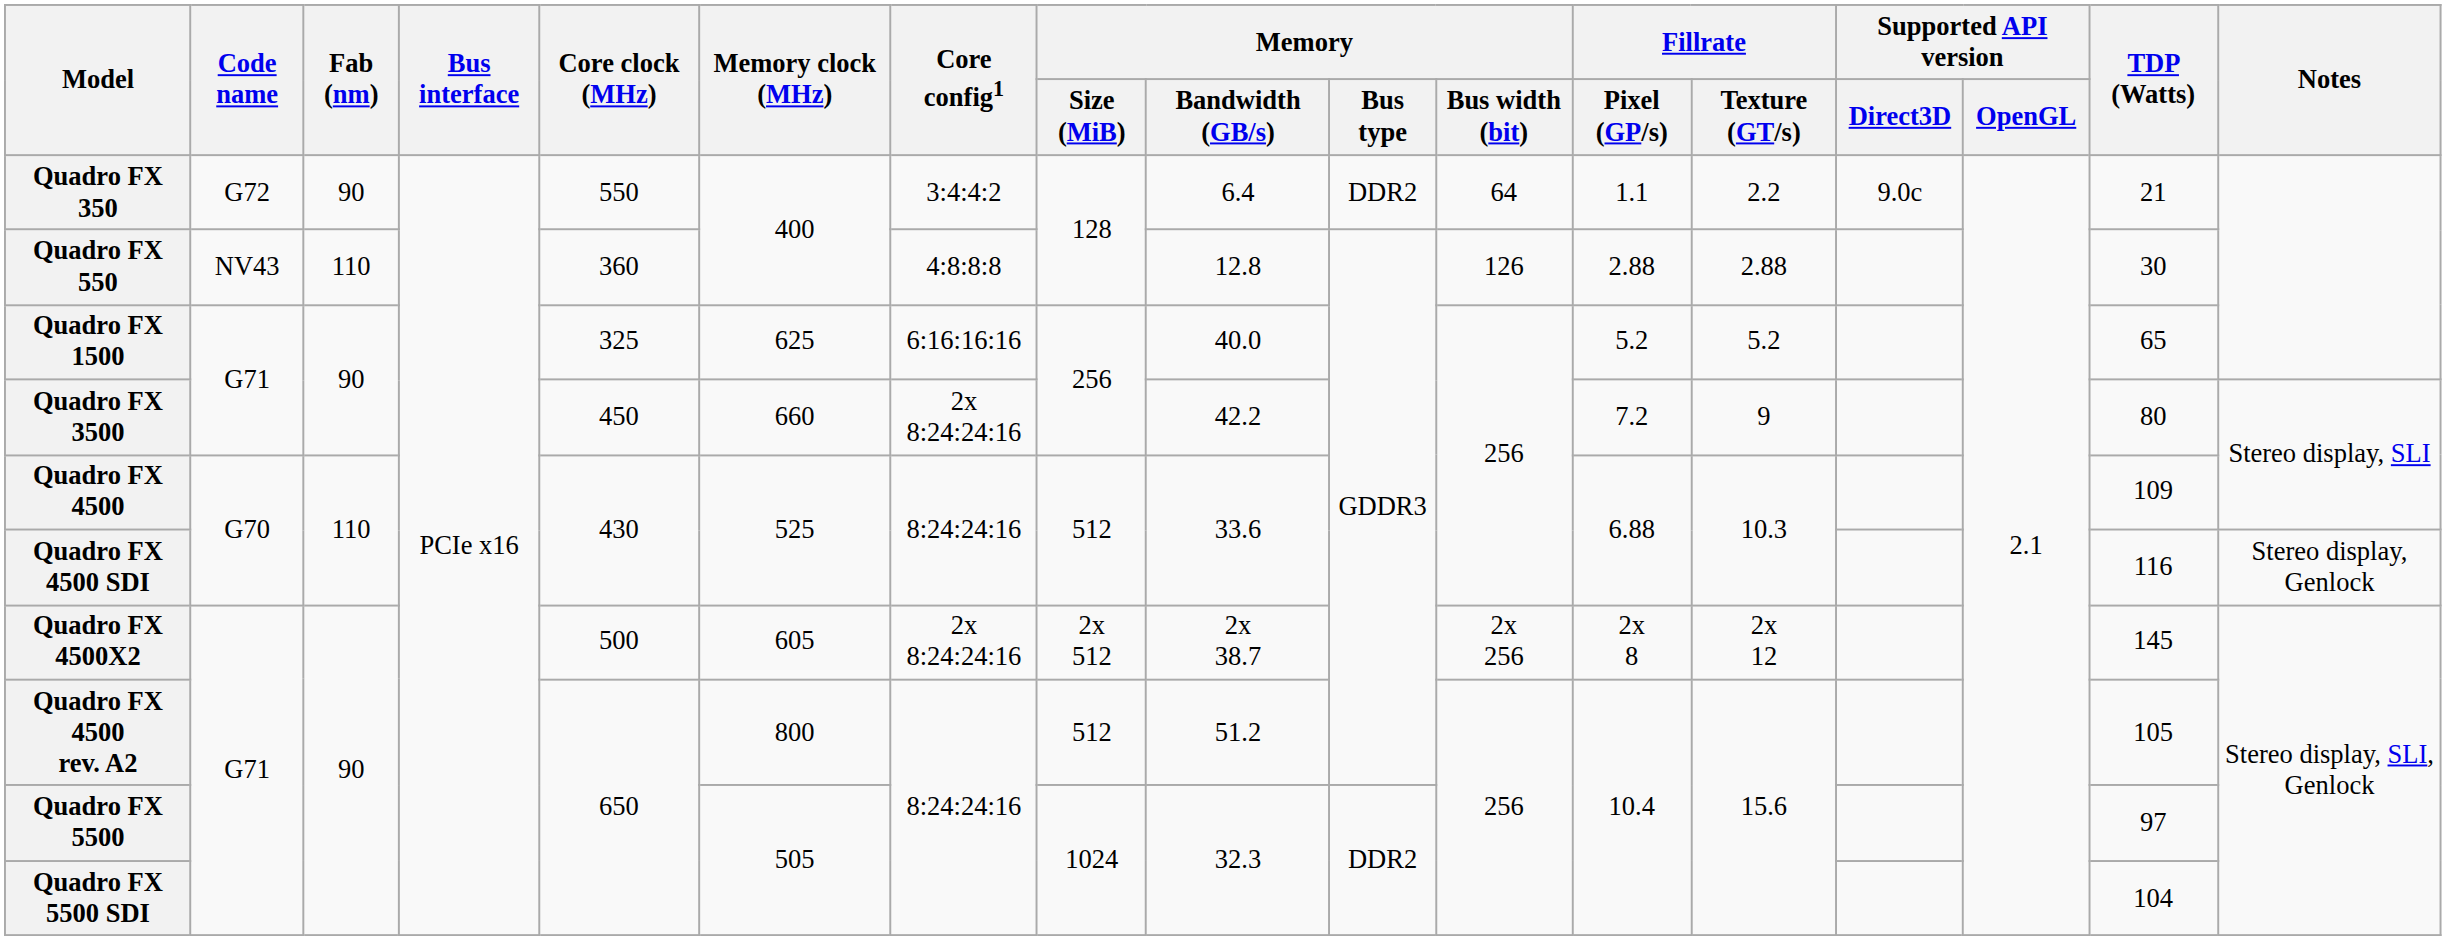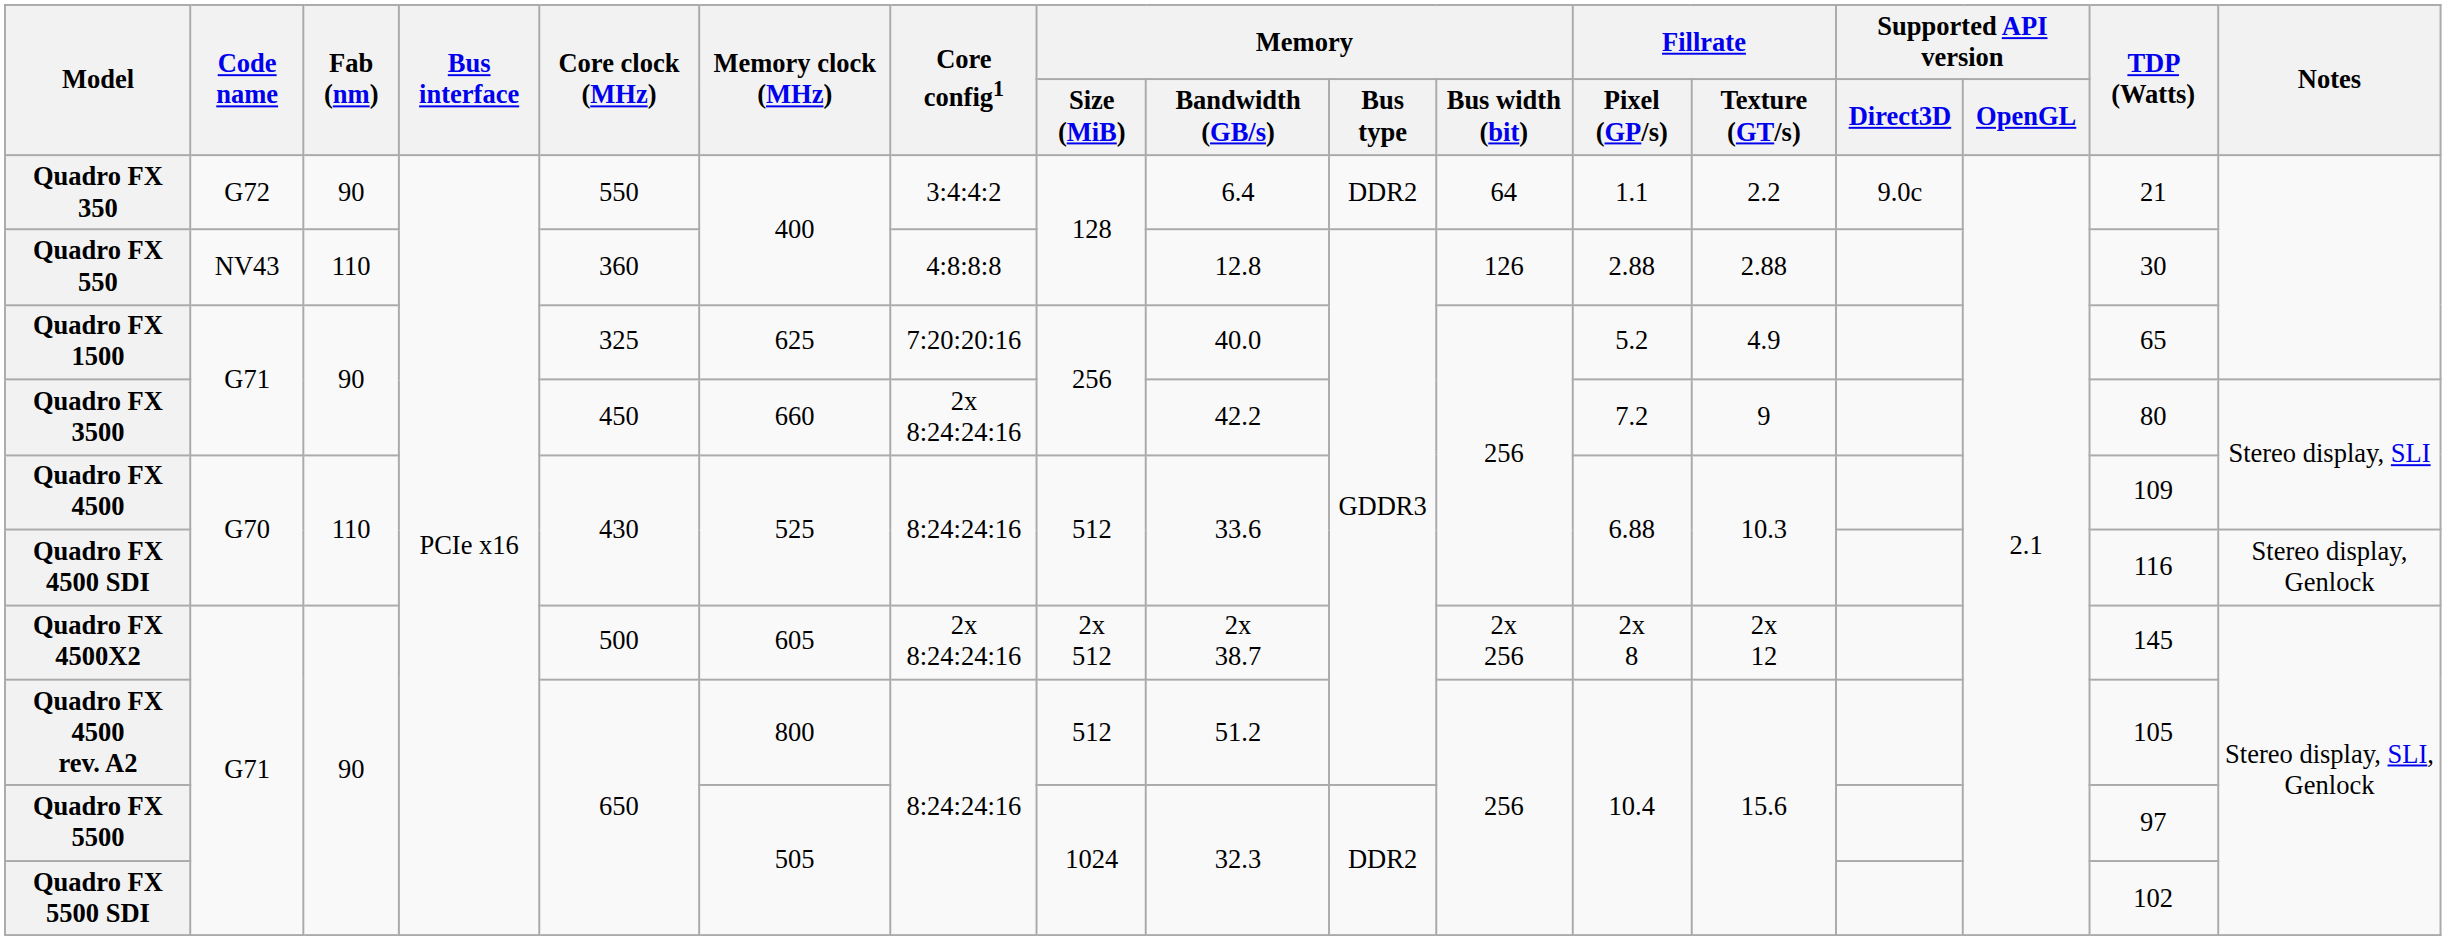(964, 341) 6:16:16:16 -> (964, 341) 7:20:20:16
(1764, 341) 5.2 -> (1764, 341) 4.9
(2153, 897) 104 -> (2153, 897) 102
